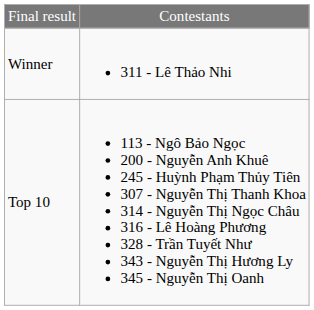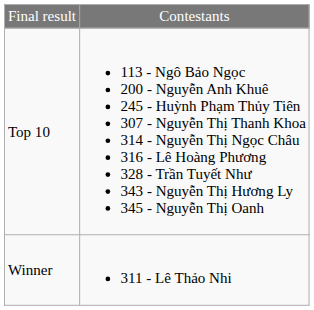rows swapped: (30, 63) <-> (29, 202)
